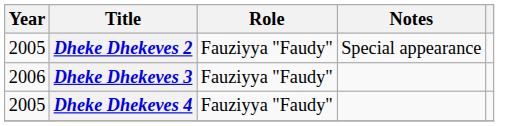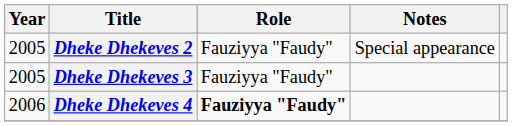(27, 76) 2006 -> (27, 76) 2005
(27, 105) 2005 -> (27, 105) 2006
(267, 105) normal -> (274, 105) bold
